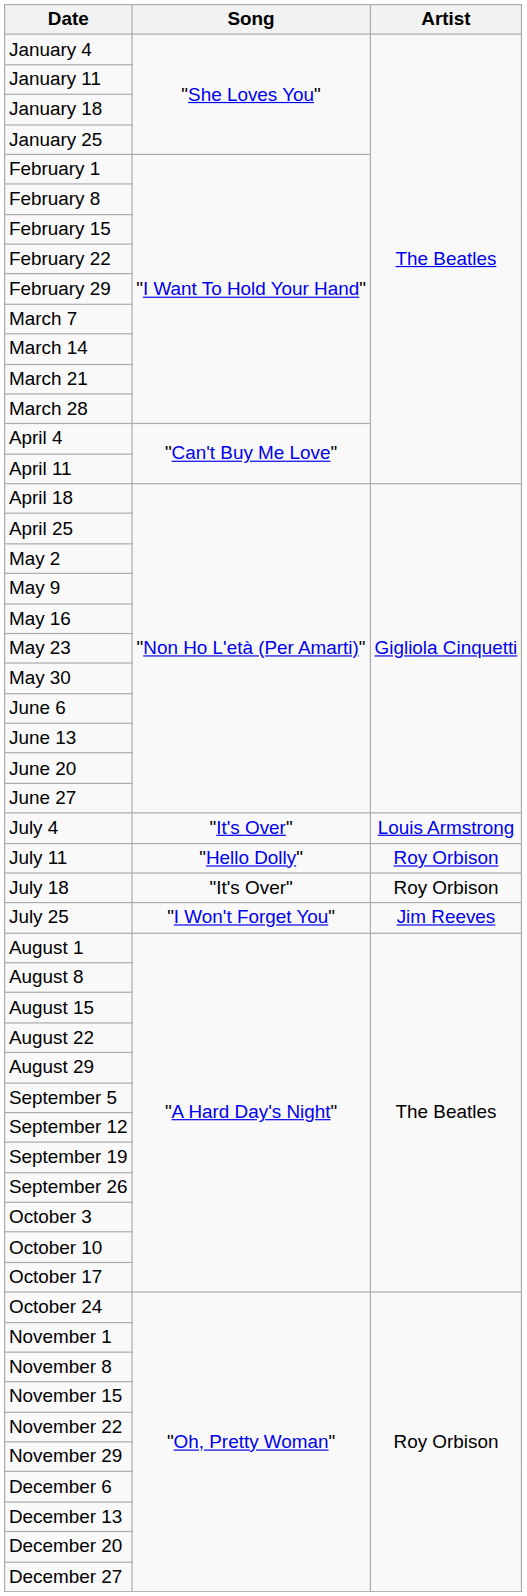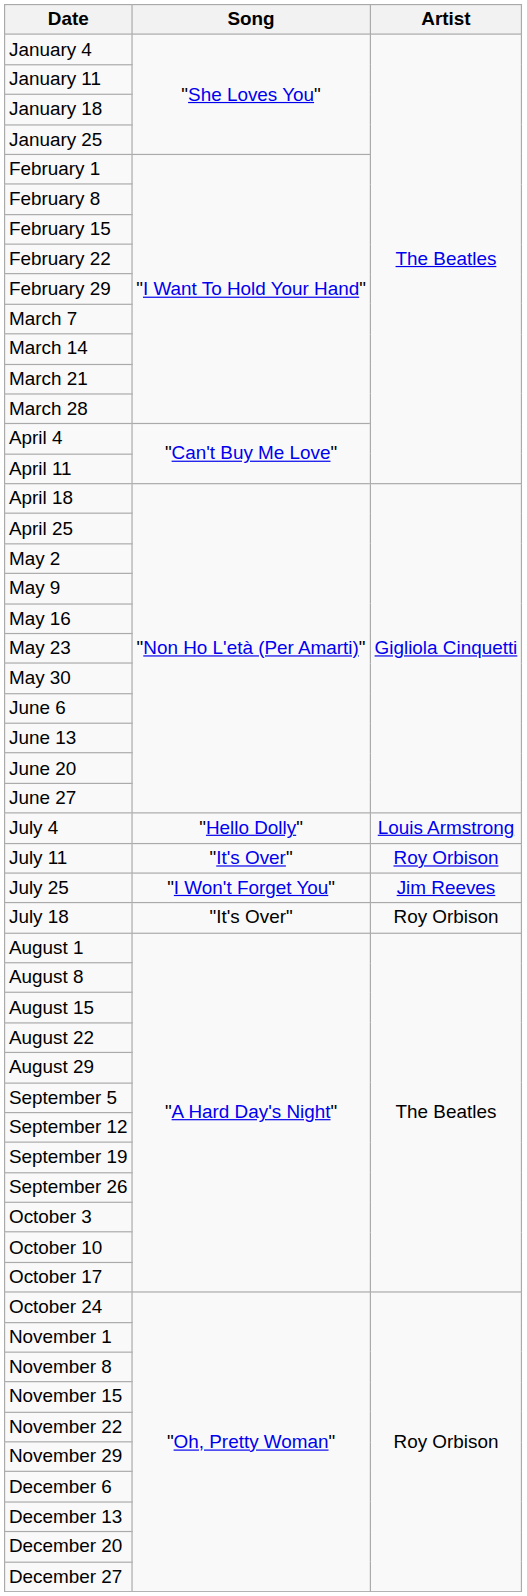(251, 827) "It's Over" -> (251, 827) "Hello Dolly"
(251, 857) "Hello Dolly" -> (251, 857) "It's Over"
rows swapped: (39, 887) <-> (39, 917)
